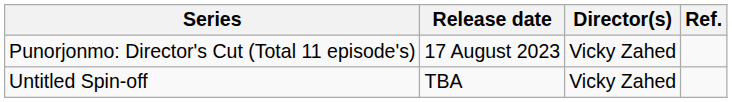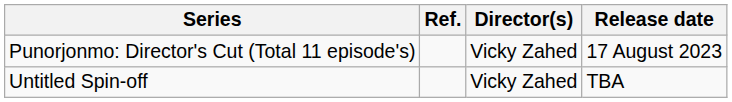columns swapped: (492, 19) <-> (704, 19)
